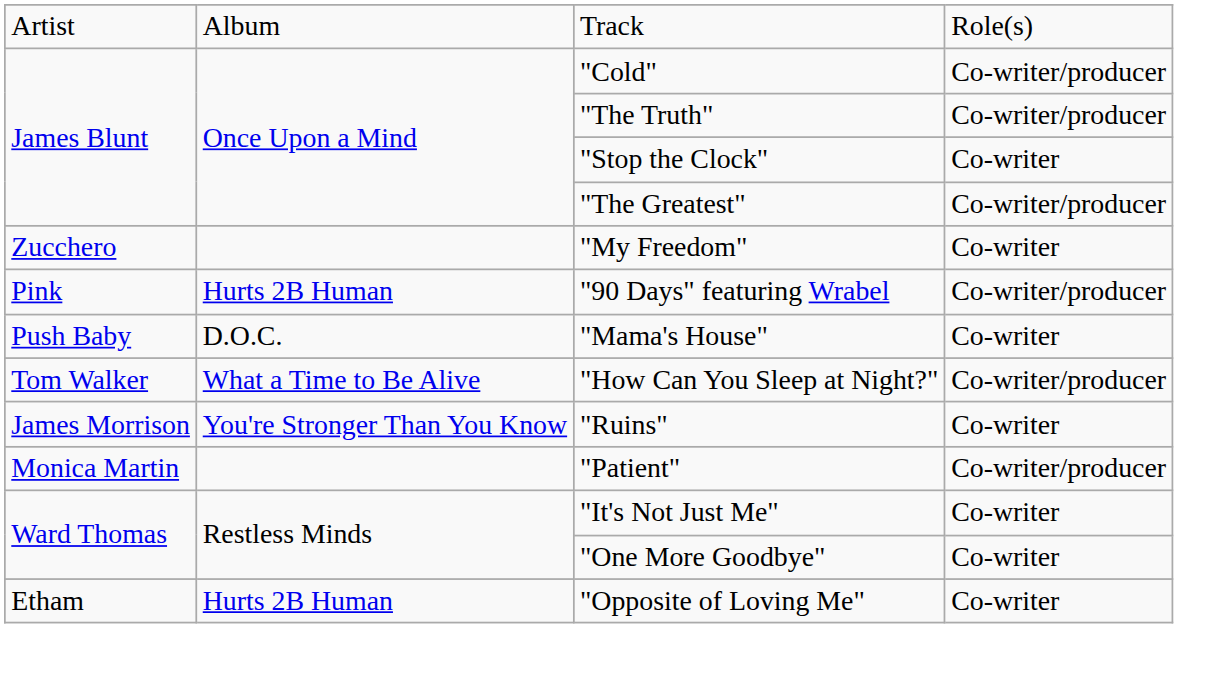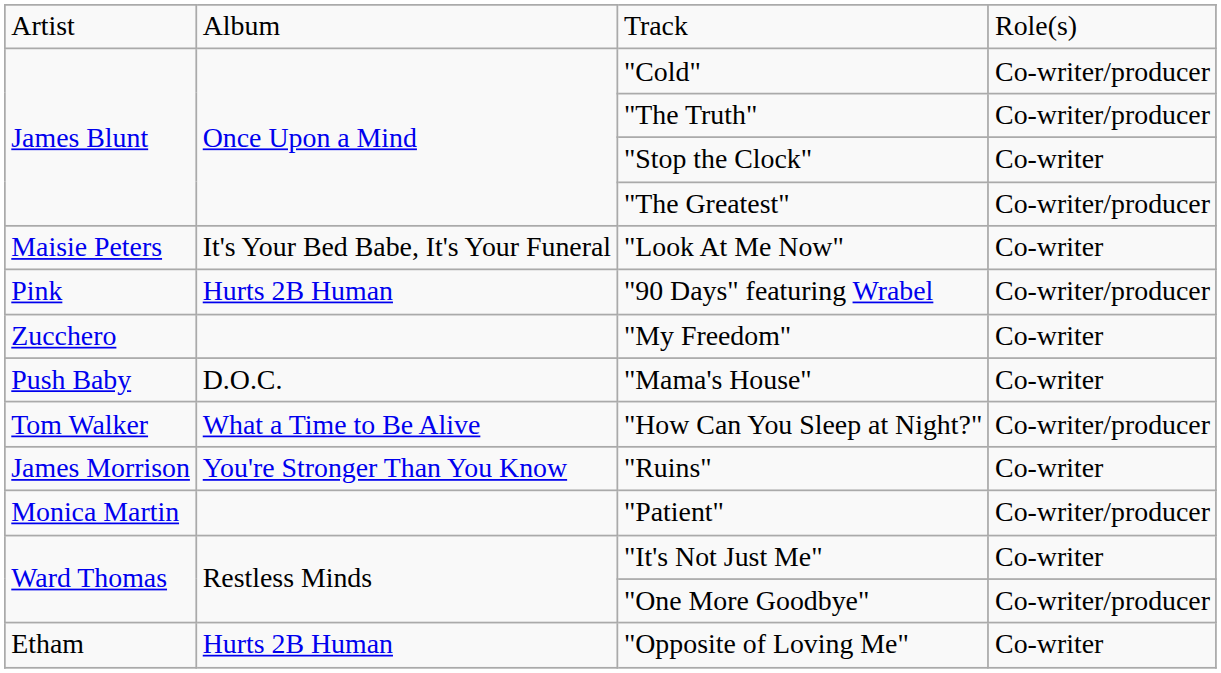+ row: (734, 247)
rows swapped: (664, 247) <-> (735, 291)
(1005, 556) Co-writer -> (1103, 600) Co-writer/producer
